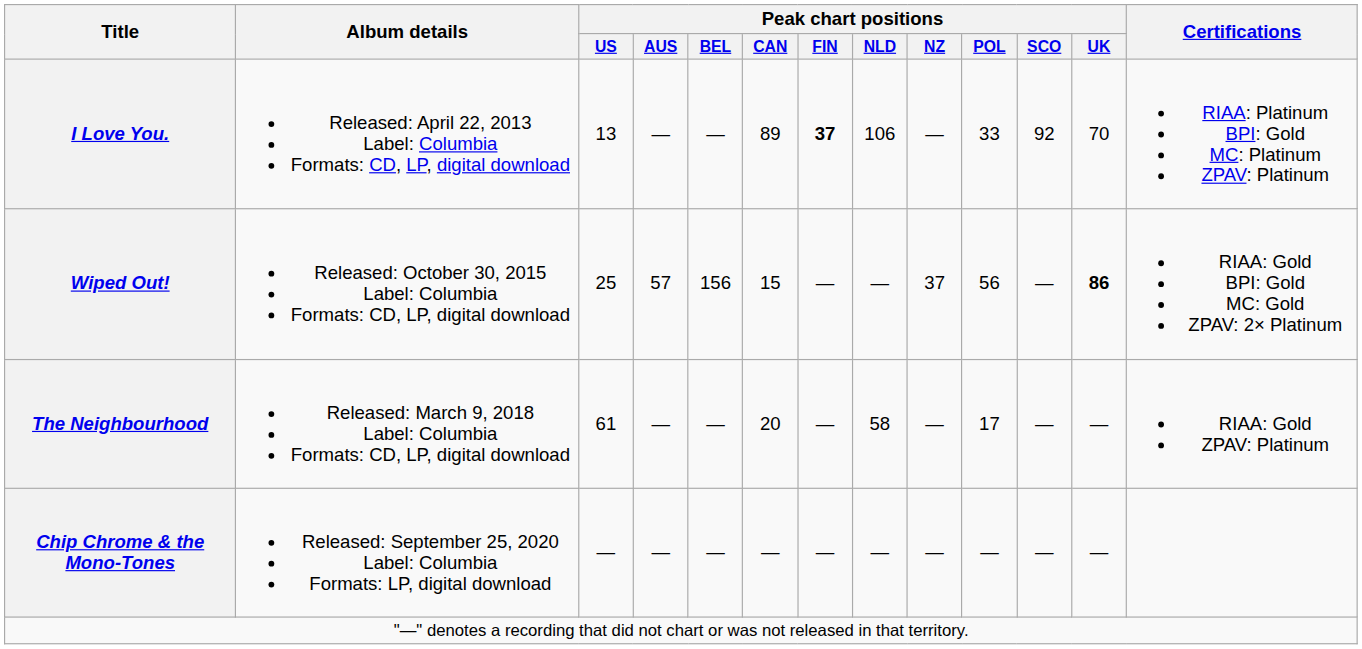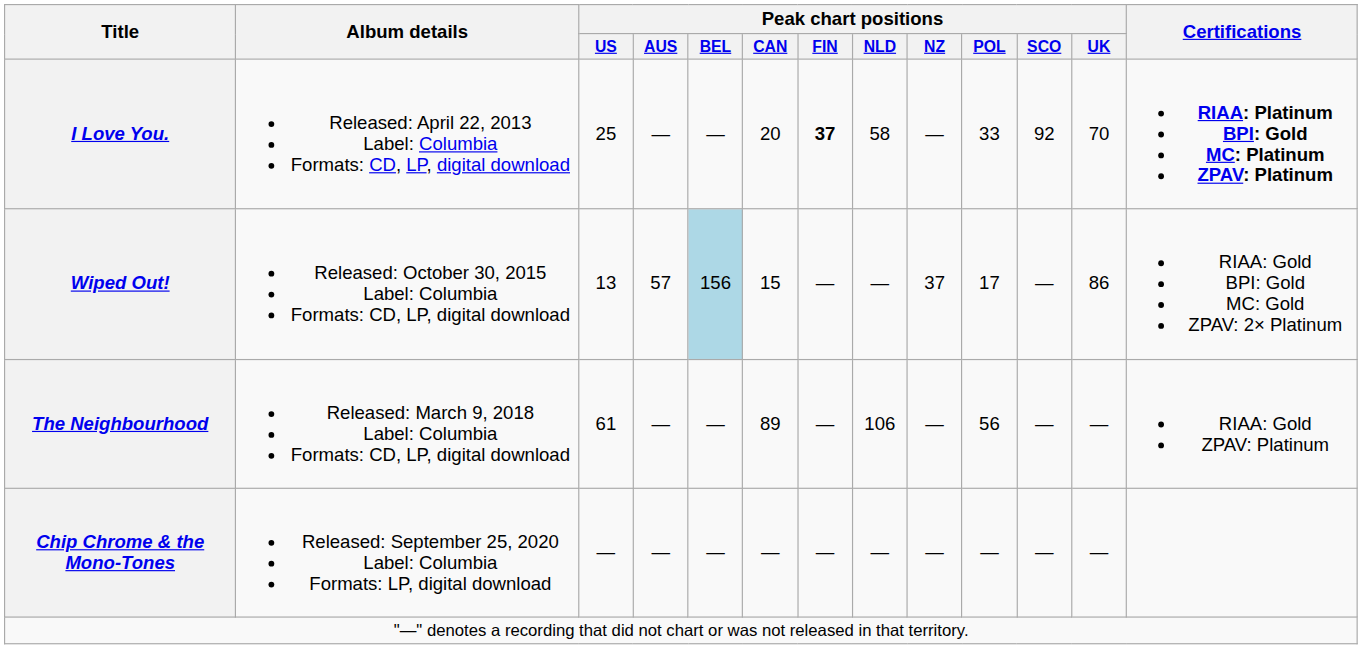(606, 133) 13 -> (606, 133) 25
(770, 133) 89 -> (770, 133) 20
(880, 133) 106 -> (880, 133) 58
(1242, 144) normal -> (1242, 144) bold
(606, 283) 25 -> (606, 283) 13
(715, 283) no background -> (715, 283) lightblue background
(989, 283) 56 -> (989, 283) 17
(1099, 283) bold -> (1099, 283) normal
(770, 423) 20 -> (770, 423) 89
(880, 423) 58 -> (880, 423) 106
(989, 423) 17 -> (989, 423) 56
